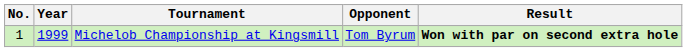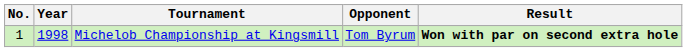(53, 36) 1999 -> (53, 36) 1998
